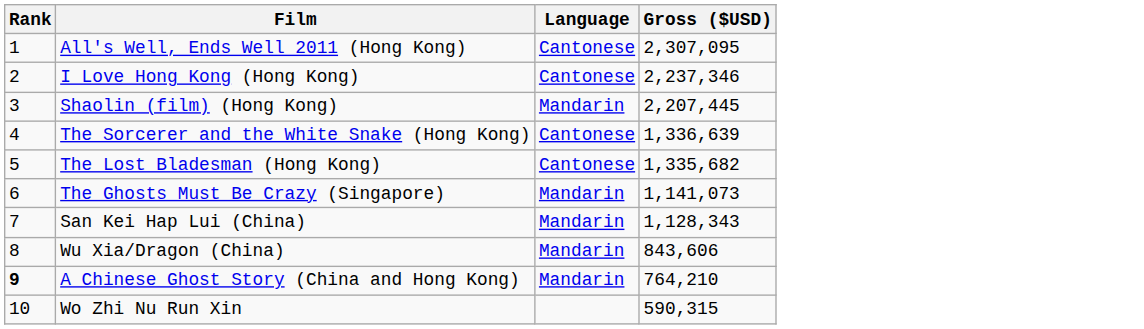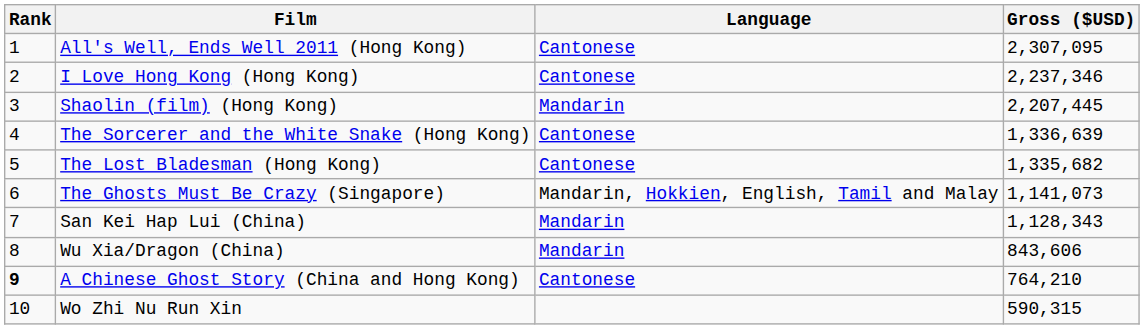(582, 193) Mandarin -> (769, 193) Mandarin, Hokkien, English, Tamil and Malay
(582, 280) Mandarin -> (587, 280) Cantonese
